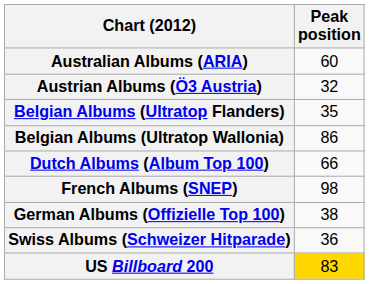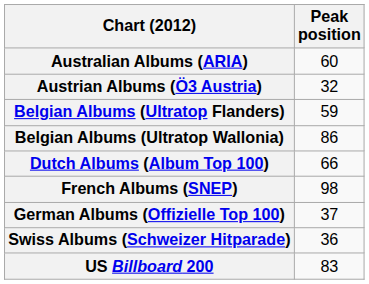(329, 112) 35 -> (329, 112) 59
(329, 214) 38 -> (329, 214) 37
(329, 266) gold background -> (329, 266) no background
